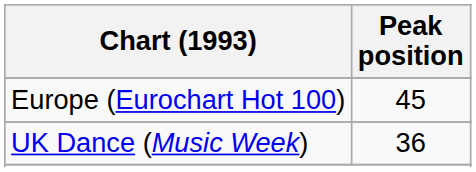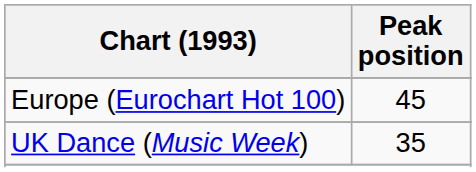(411, 142) 36 -> (411, 142) 35
